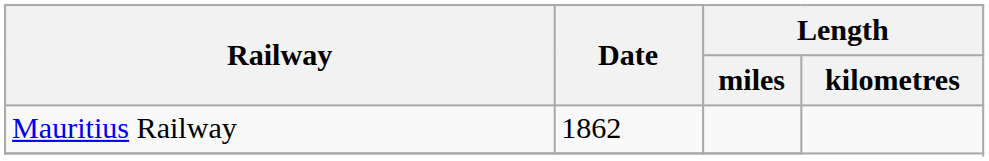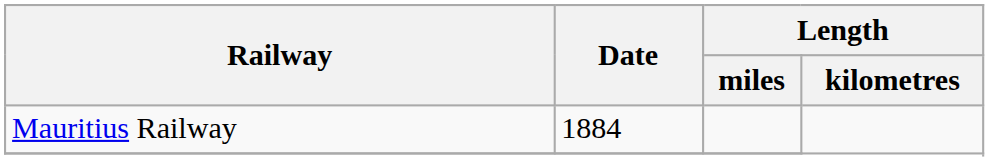(591, 128) 1862 -> (591, 128) 1884
